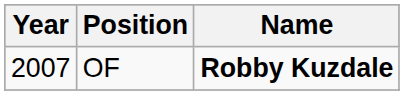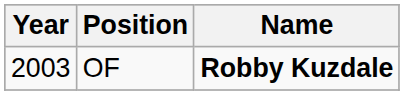(41, 68) 2007 -> (41, 68) 2003
